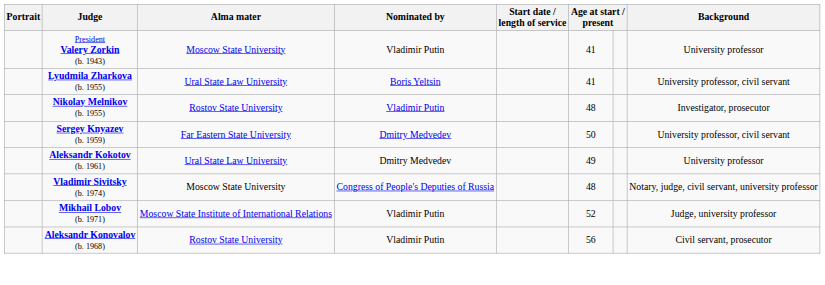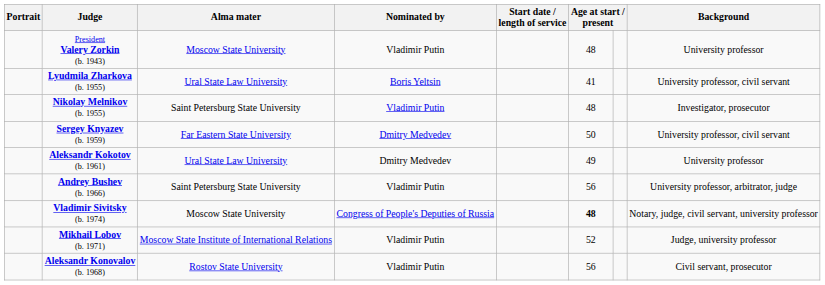(591, 49) 41 -> (591, 49) 48
(236, 108) Rostov State University -> (236, 108) Saint Petersburg State University
+ row: (90, 187)
(591, 187) normal -> (591, 213) bold
